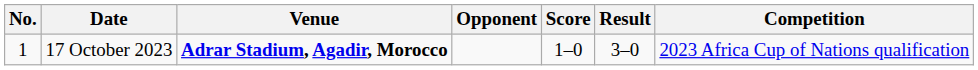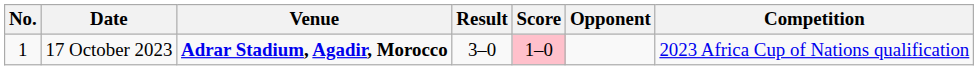columns swapped: (497, 19) <-> (625, 19)
(568, 49) no background -> (539, 49) pink background
